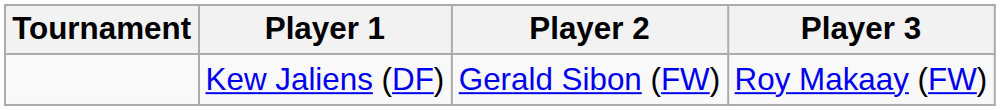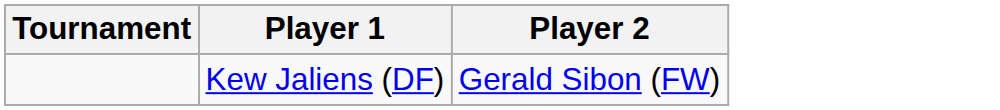- column: (861, 29)
